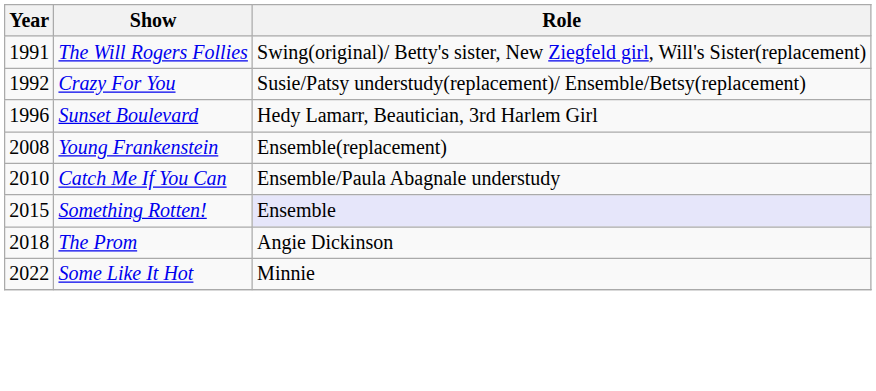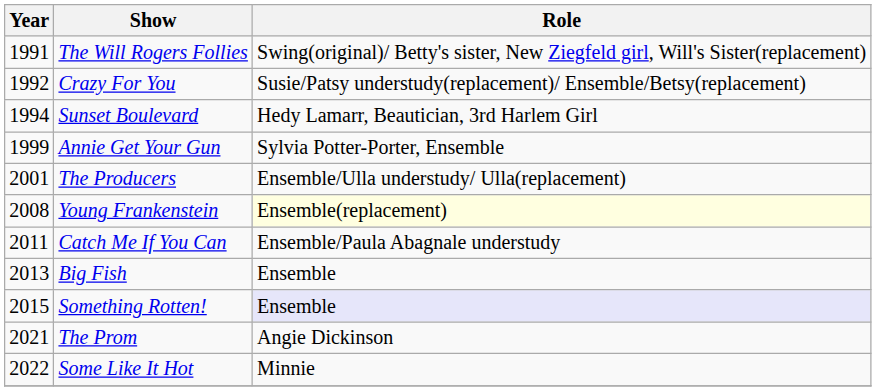(29, 115) 1996 -> (29, 115) 1994
+ row: (139, 147)
+ row: (117, 178)
(352, 147) no background -> (352, 210) lightyellow background
(29, 178) 2010 -> (29, 242) 2011
+ row: (93, 274)
(29, 242) 2018 -> (29, 337) 2021
